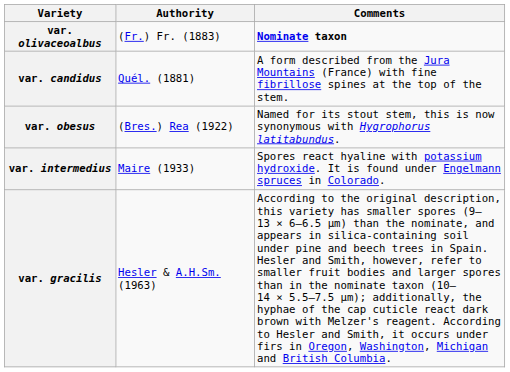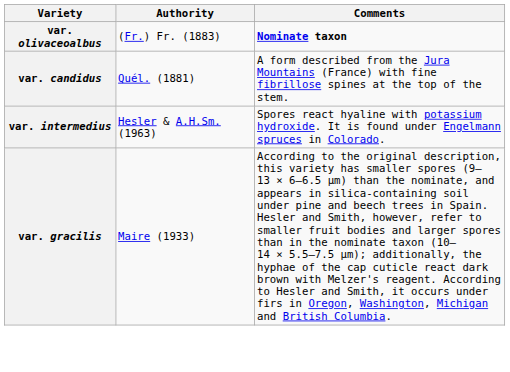- row: (60, 127)
(157, 169) Maire (1933) -> (169, 127) Hesler & A.H.Sm. (1963)
(169, 278) Hesler & A.H.Sm. (1963) -> (157, 236) Maire (1933)
